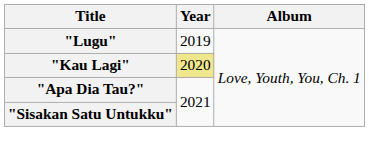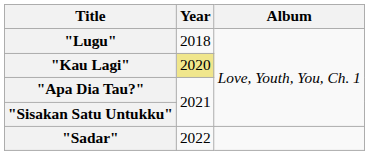(195, 41) 2019 -> (195, 41) 2018
+ row: (90, 138)
